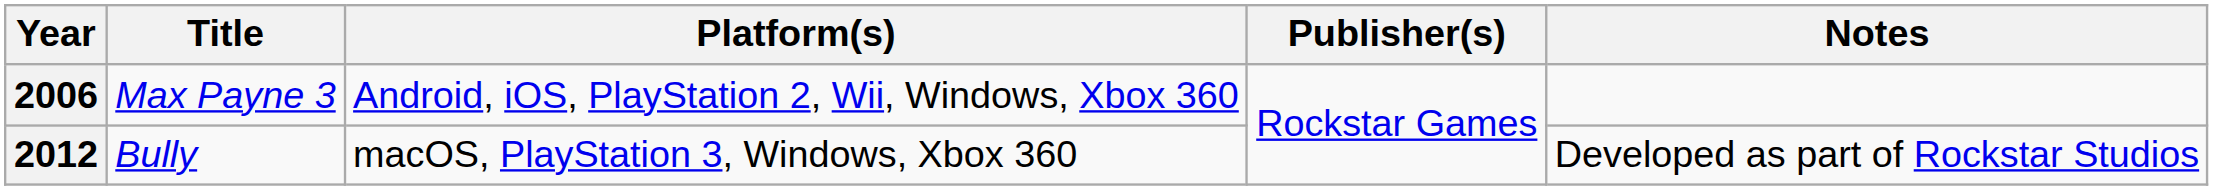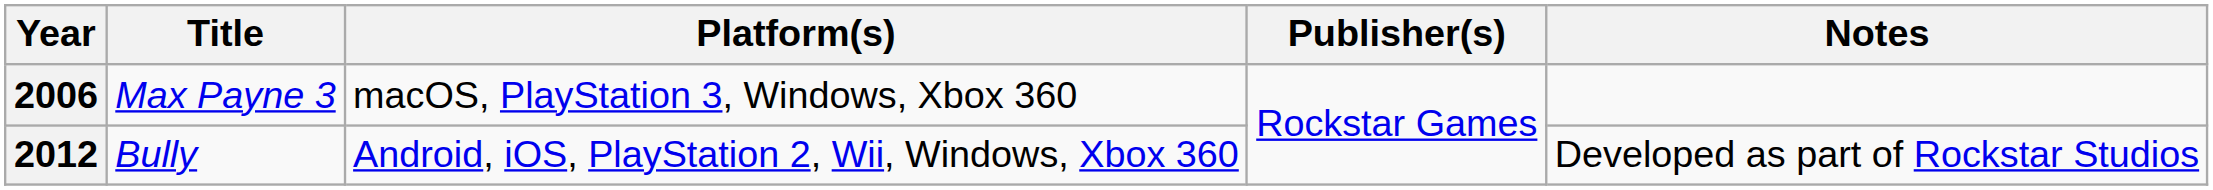(796, 94) Android, iOS, PlayStation 2, Wii, Windows, Xbox 360 -> (715, 94) macOS, PlayStation 3, Windows, Xbox 360
(715, 154) macOS, PlayStation 3, Windows, Xbox 360 -> (796, 154) Android, iOS, PlayStation 2, Wii, Windows, Xbox 360
